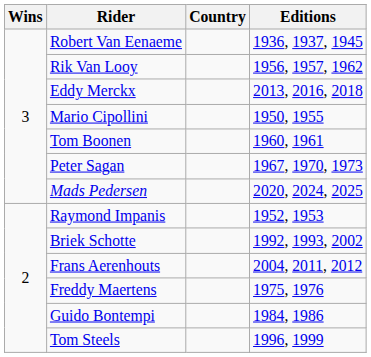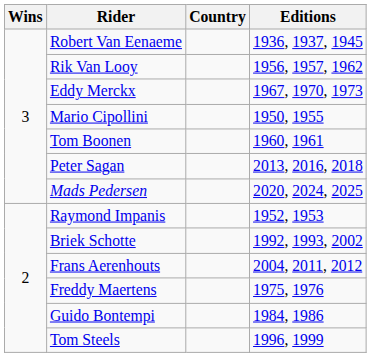(308, 91) 2013, 2016, 2018 -> (308, 91) 1967, 1970, 1973
(308, 166) 1967, 1970, 1973 -> (308, 166) 2013, 2016, 2018
